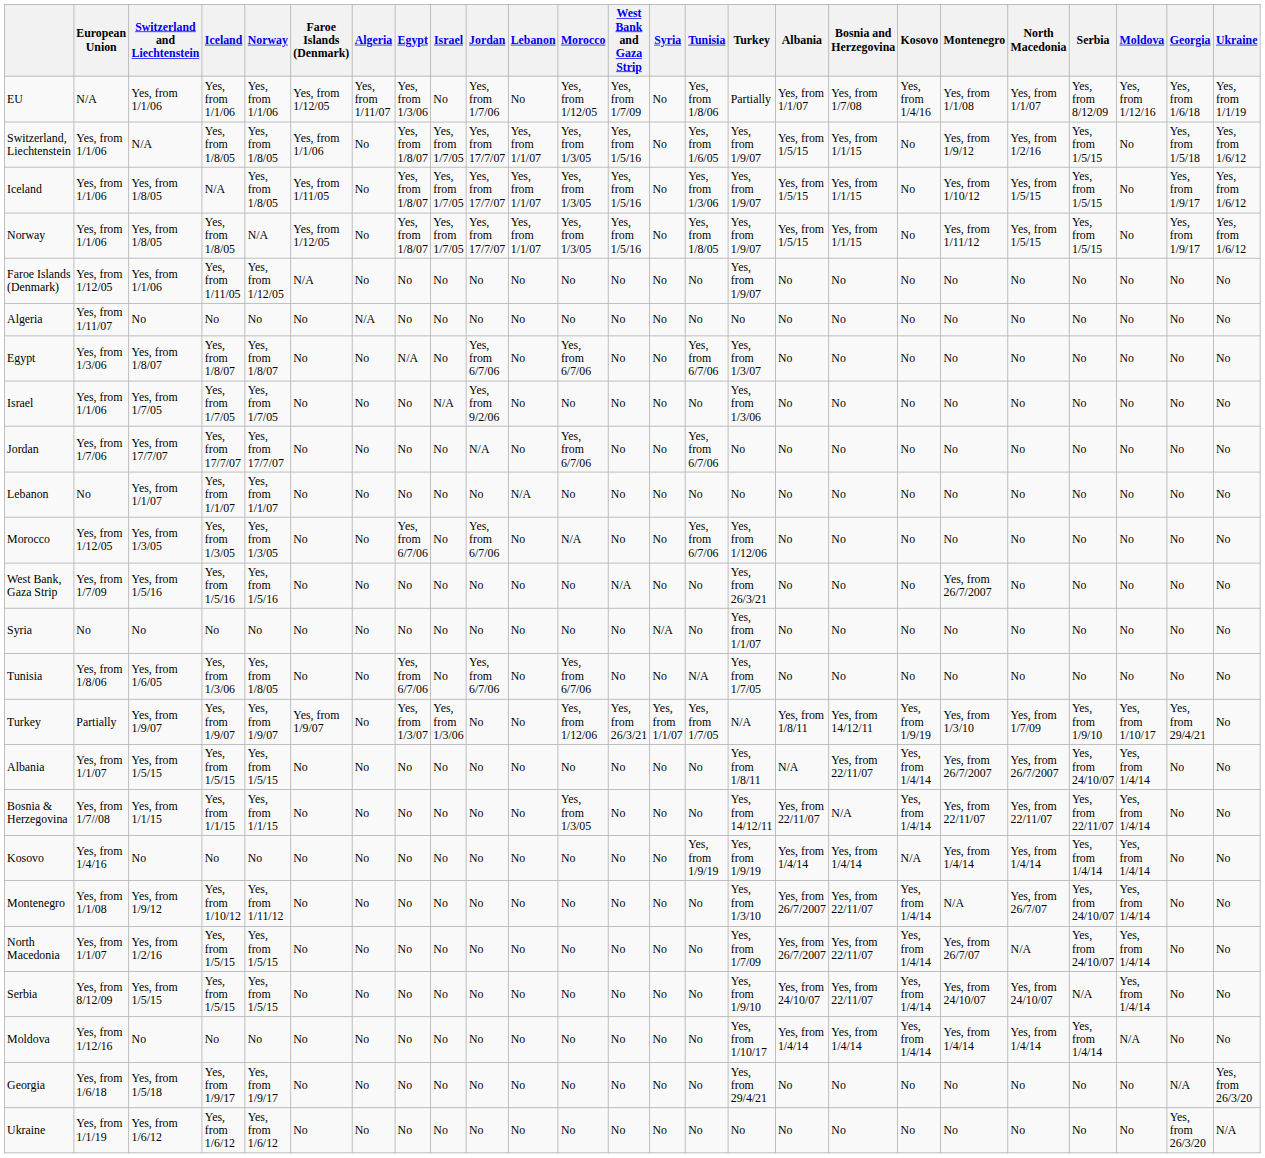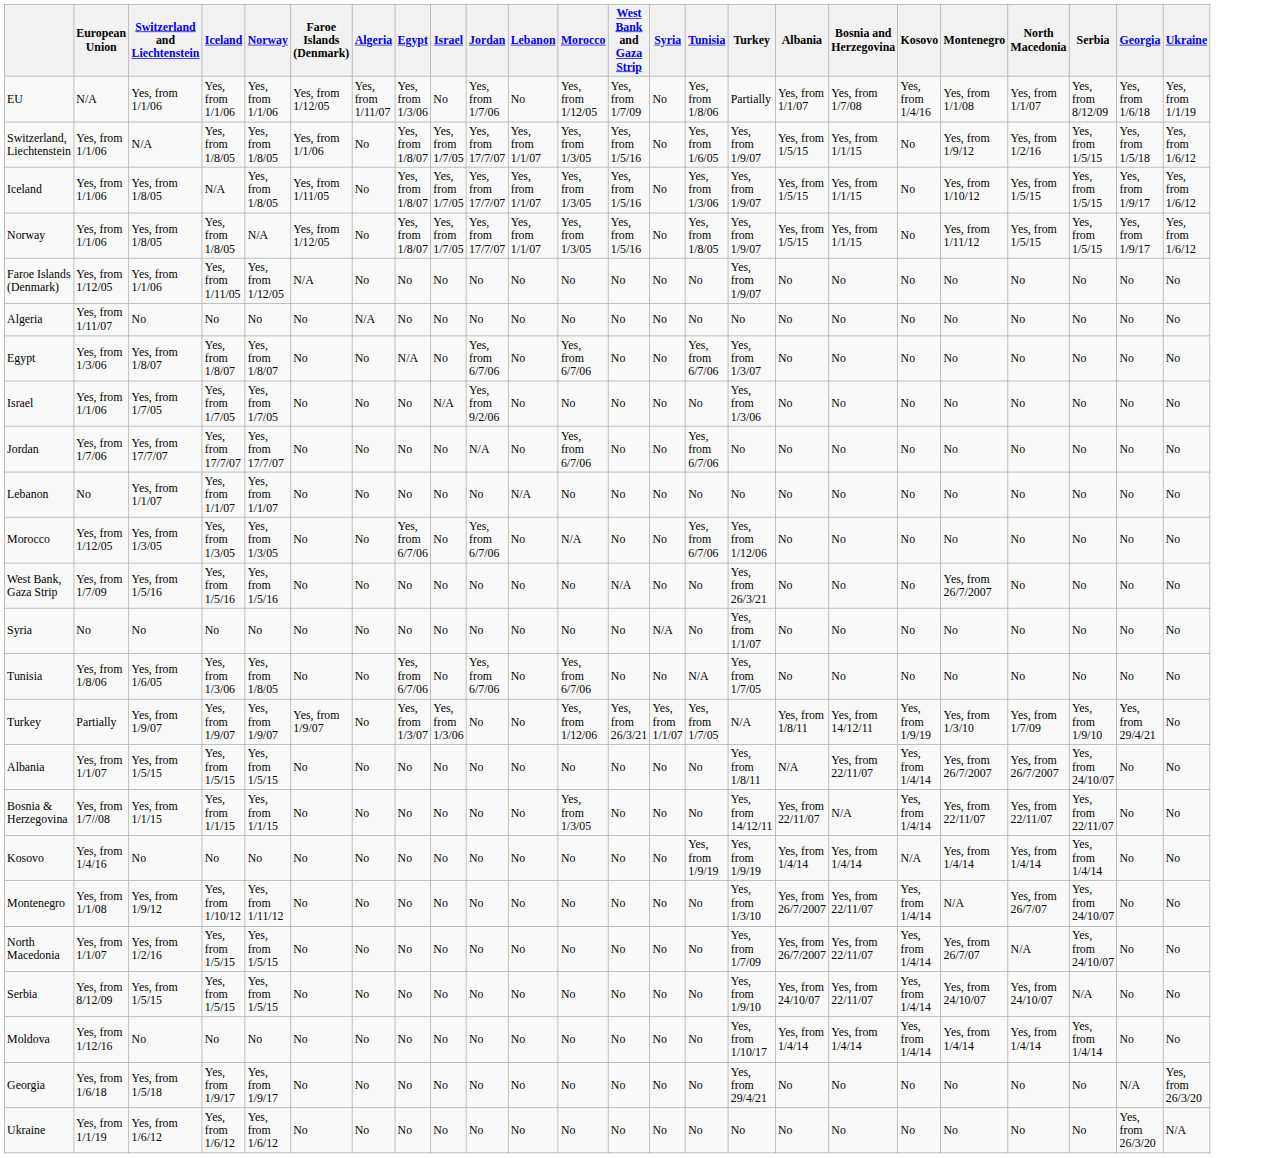- column: (1142, 40)
